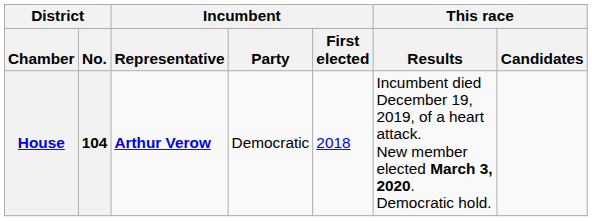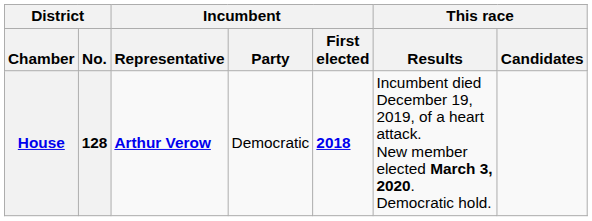(95, 143) 104 -> (95, 143) 128
(333, 143) normal -> (333, 143) bold
